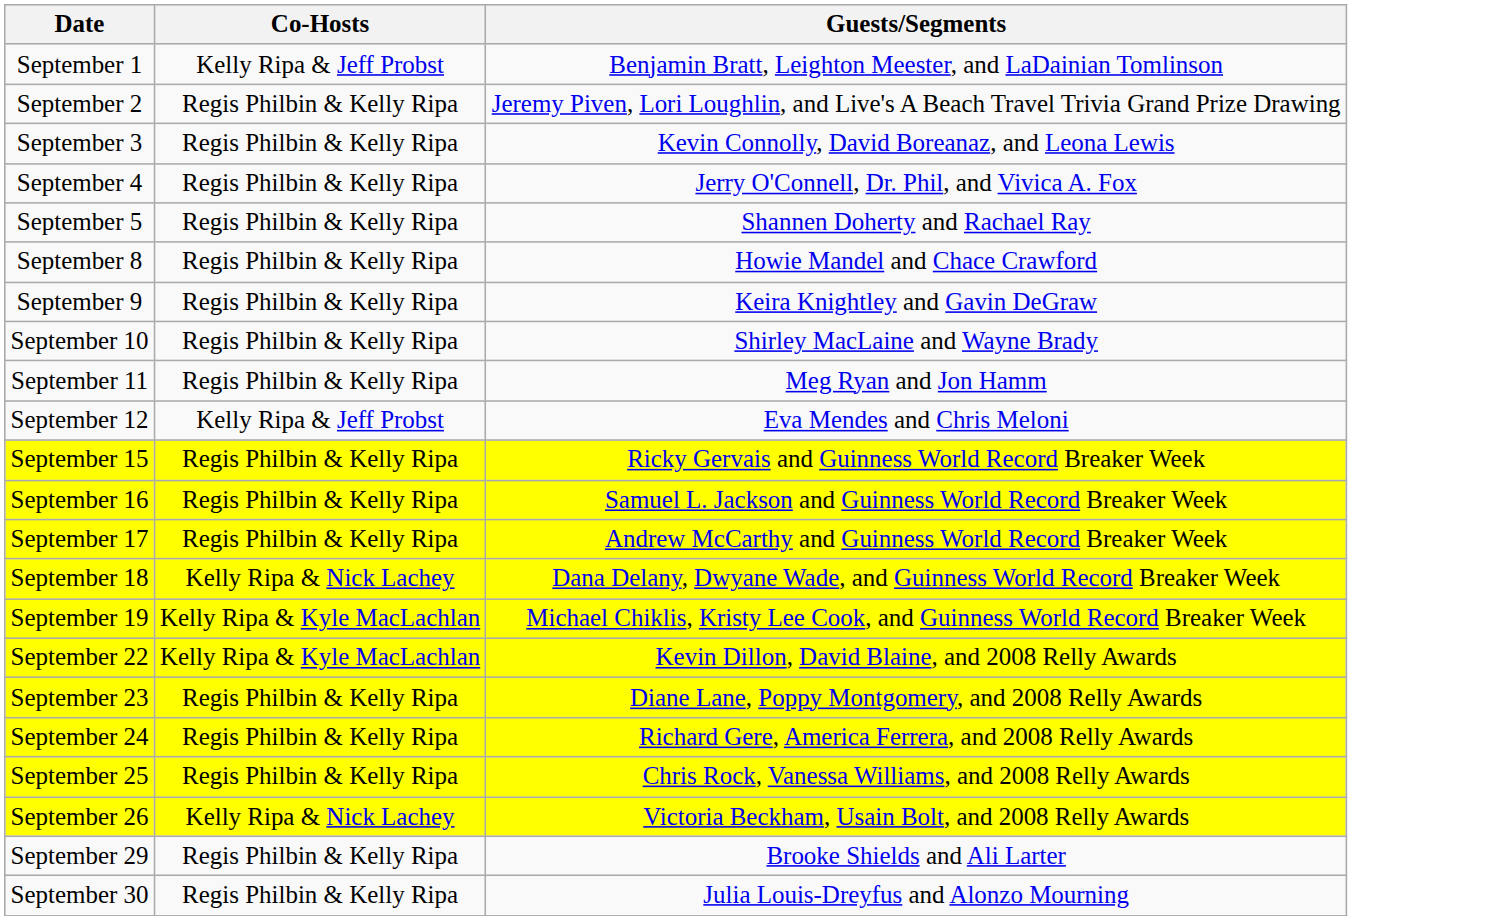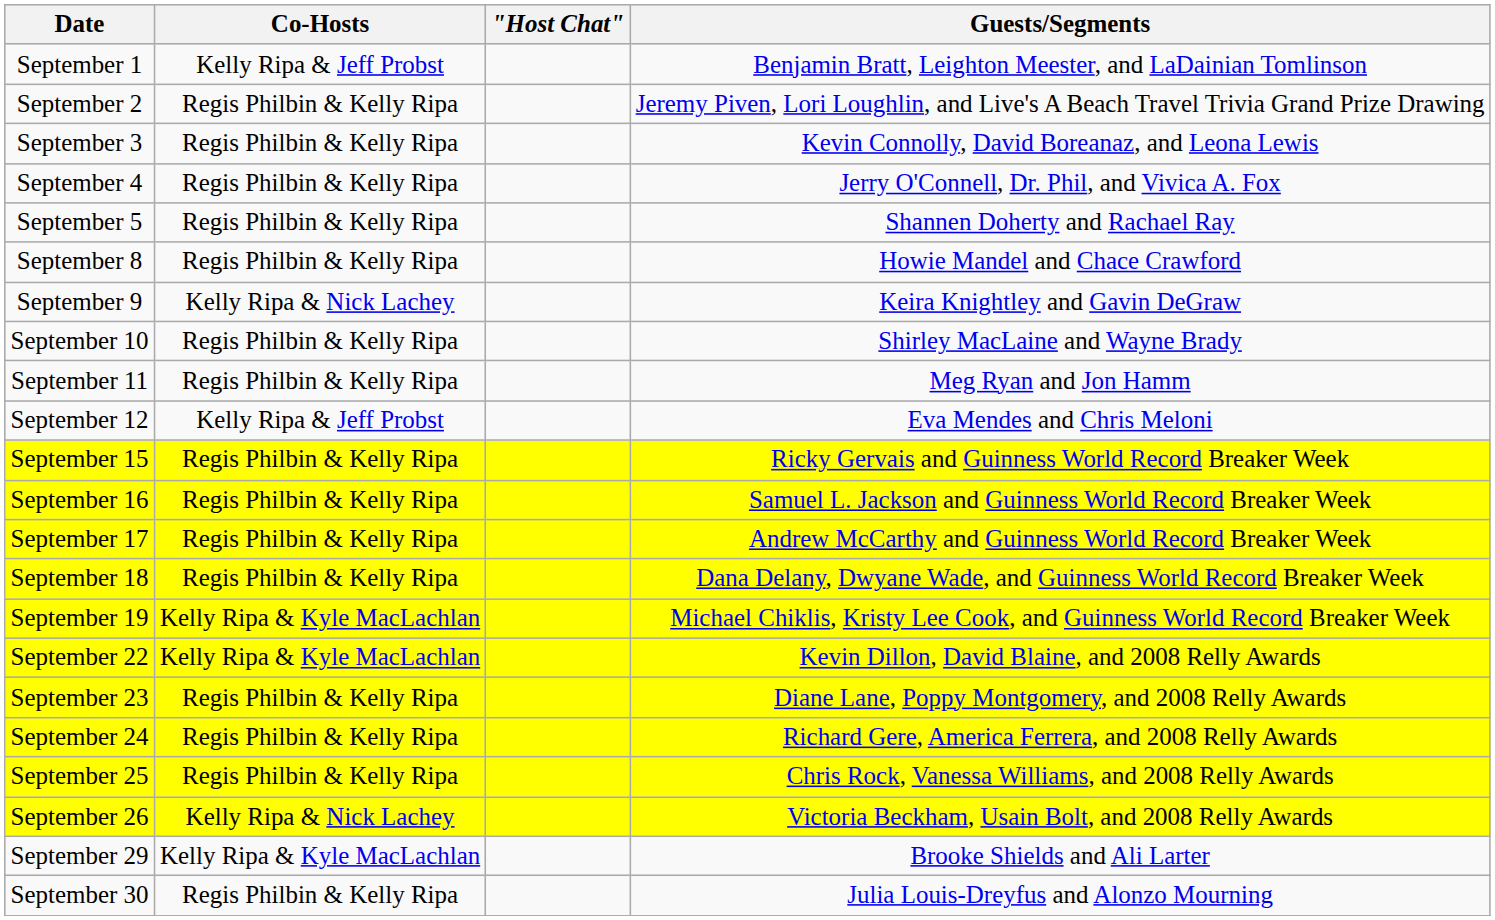+ column: (558, 24)
(320, 301) Regis Philbin & Kelly Ripa -> (320, 301) Kelly Ripa & Nick Lachey
(320, 578) Kelly Ripa & Nick Lachey -> (320, 578) Regis Philbin & Kelly Ripa
(320, 855) Regis Philbin & Kelly Ripa -> (320, 855) Kelly Ripa & Kyle MacLachlan
